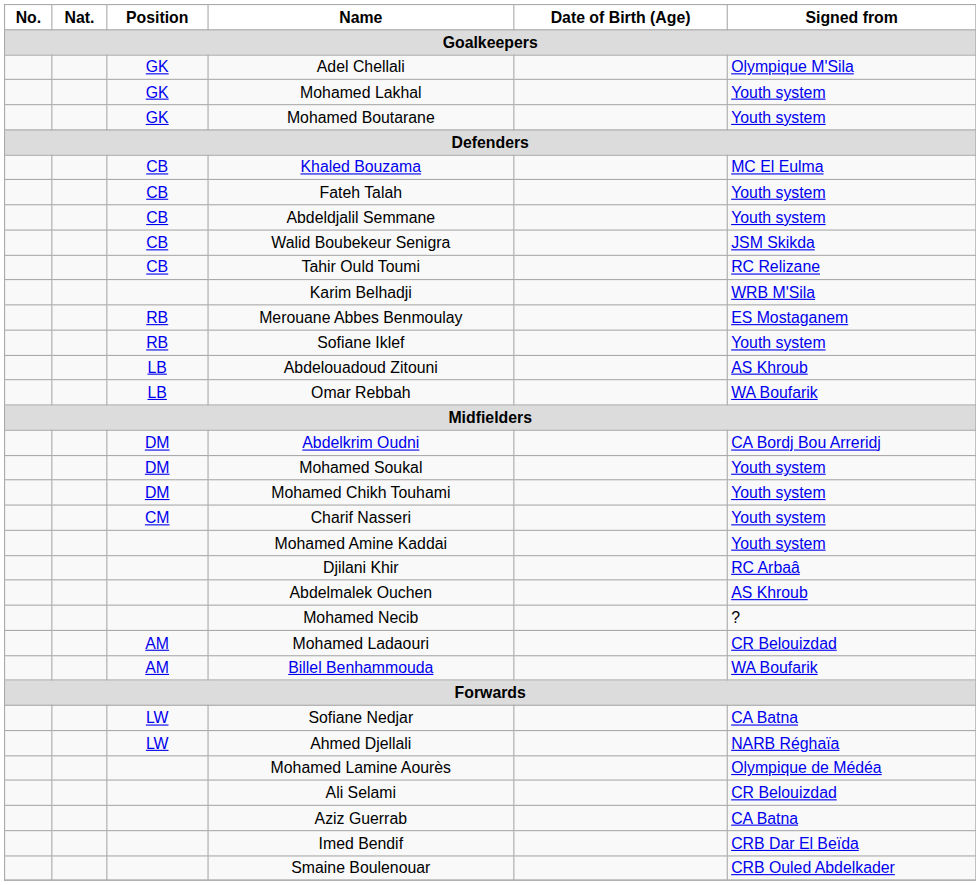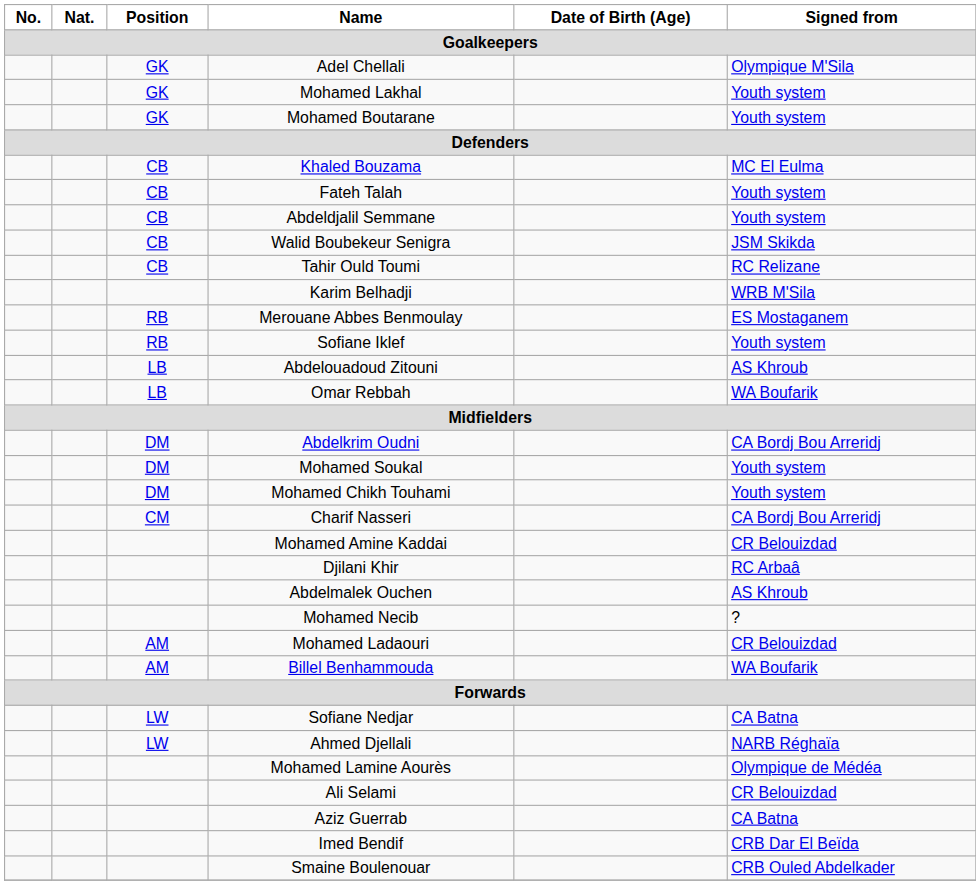(778, 518) Youth system -> (806, 518) CA Bordj Bou Arreridj
(778, 543) Youth system -> (784, 543) CR Belouizdad
